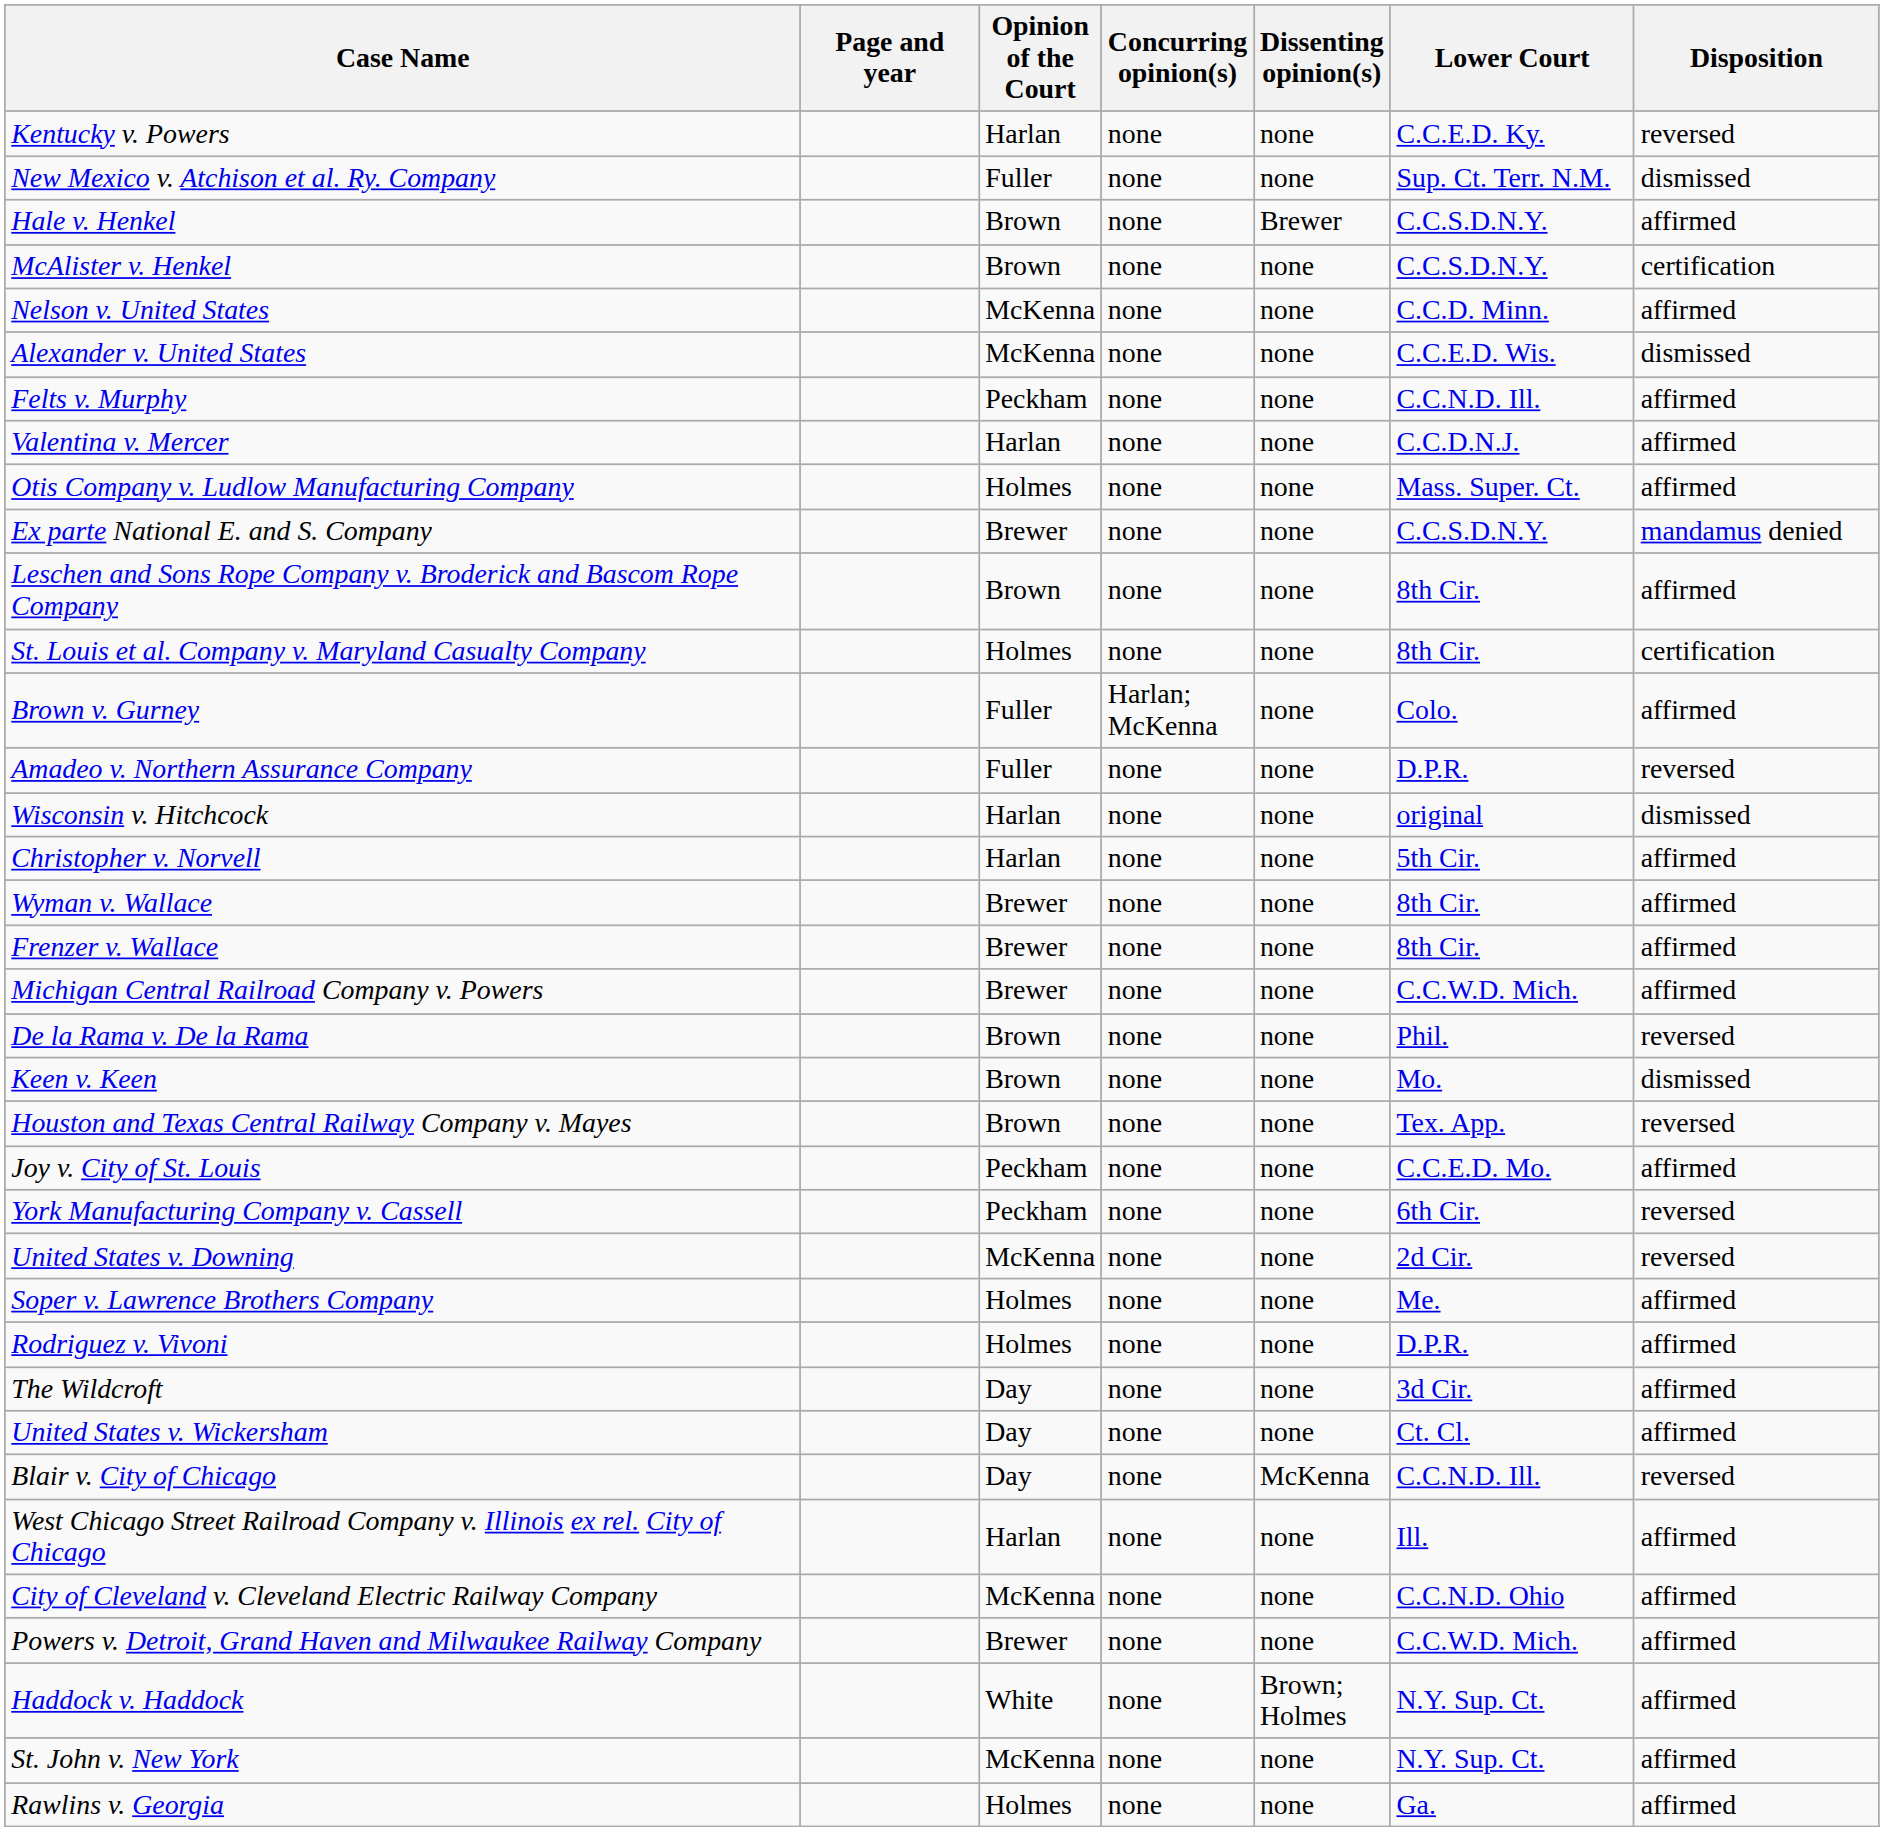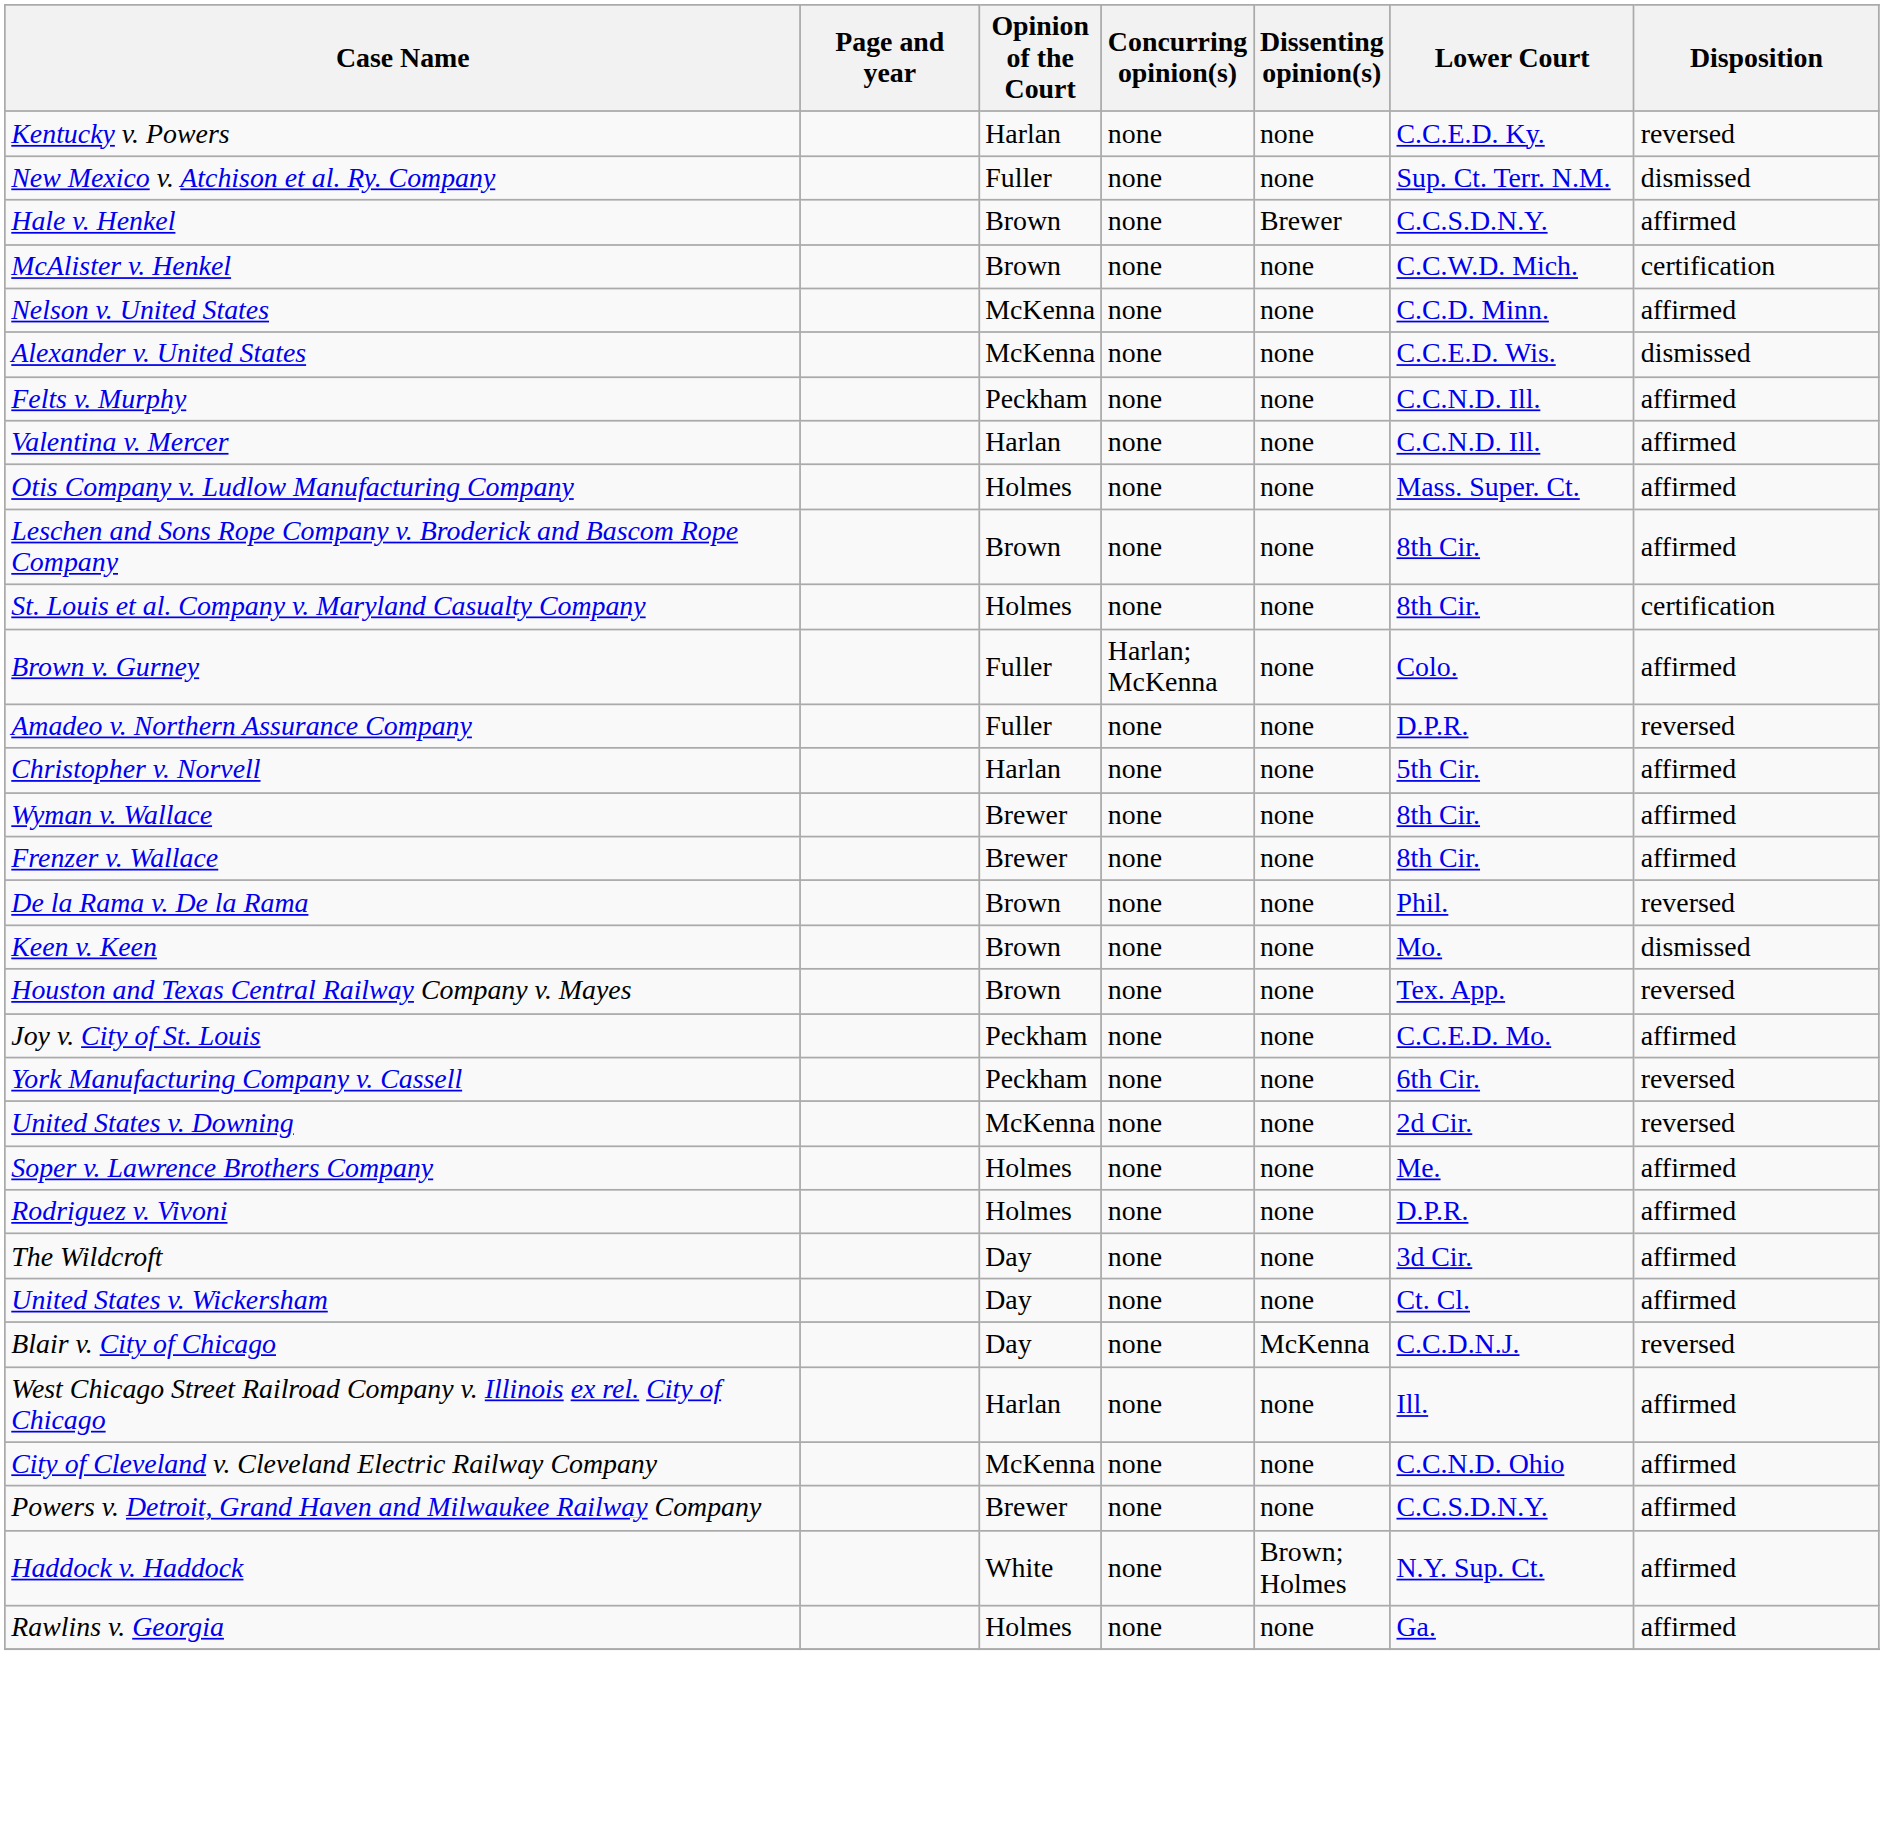(1472, 265) C.C.S.D.N.Y. -> (1487, 265) C.C.W.D. Mich.
(1458, 442) C.C.D.N.J. -> (1468, 442) C.C.N.D. Ill.
- row: (222, 530)
- row: (140, 814)
- row: (277, 990)
(1468, 1476) C.C.N.D. Ill. -> (1458, 1343) C.C.D.N.J.
(1487, 1640) C.C.W.D. Mich. -> (1472, 1507) C.C.S.D.N.Y.
- row: (125, 1759)
